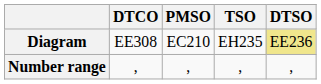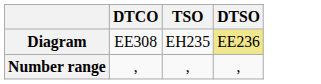- column: (188, 16)
